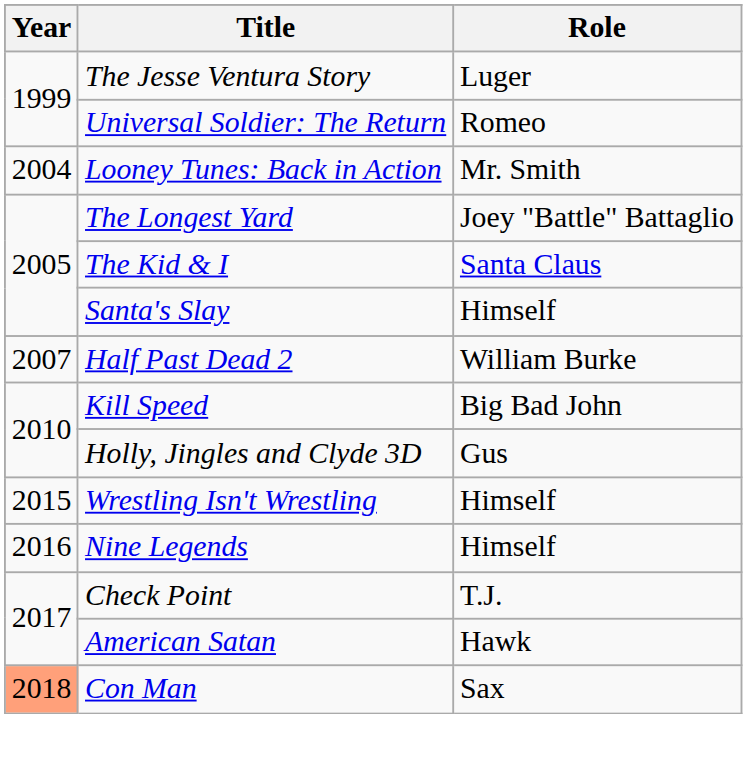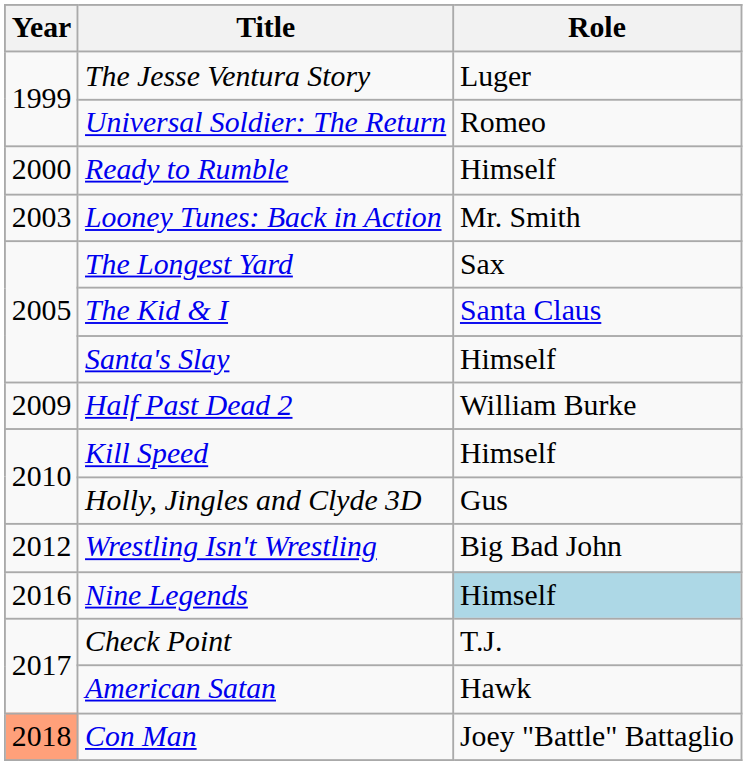+ row: (187, 169)
(42, 169) 2004 -> (42, 216) 2003
(597, 216) Joey "Battle" Battaglio -> (482, 264) Sax
(42, 358) 2007 -> (42, 405) 2009
(541, 405) Big Bad John -> (508, 452) Himself
(42, 500) 2015 -> (42, 547) 2012
(508, 500) Himself -> (541, 547) Big Bad John
(508, 547) no background -> (508, 594) lightblue background
(482, 688) Sax -> (597, 736) Joey "Battle" Battaglio
